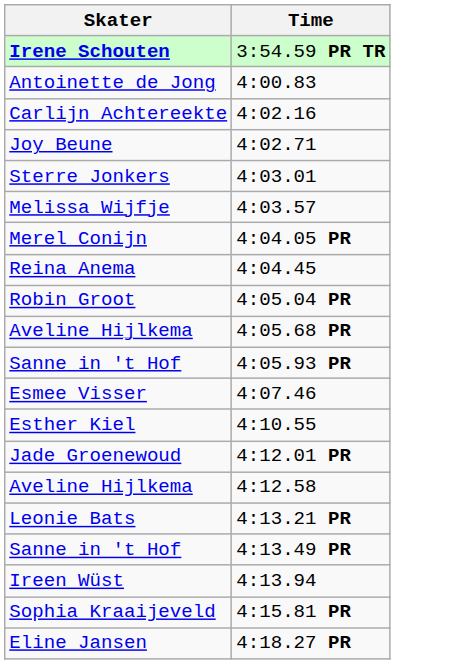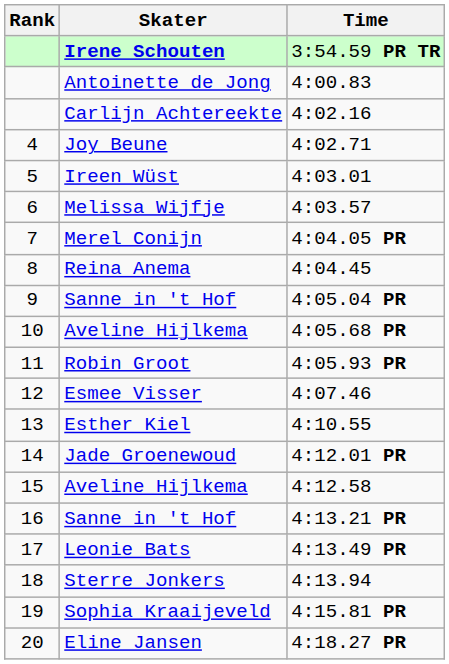+ column: (32, 20)
(90, 176) Sterre Jonkers -> (122, 176) Ireen Wüst
(72, 301) Robin Groot -> (150, 301) Sanne in 't Hof
(95, 363) Sanne in 't Hof -> (127, 363) Robin Groot
(72, 519) Leonie Bats -> (150, 519) Sanne in 't Hof
(95, 550) Sanne in 't Hof -> (127, 550) Leonie Bats
(67, 581) Ireen Wüst -> (145, 581) Sterre Jonkers
